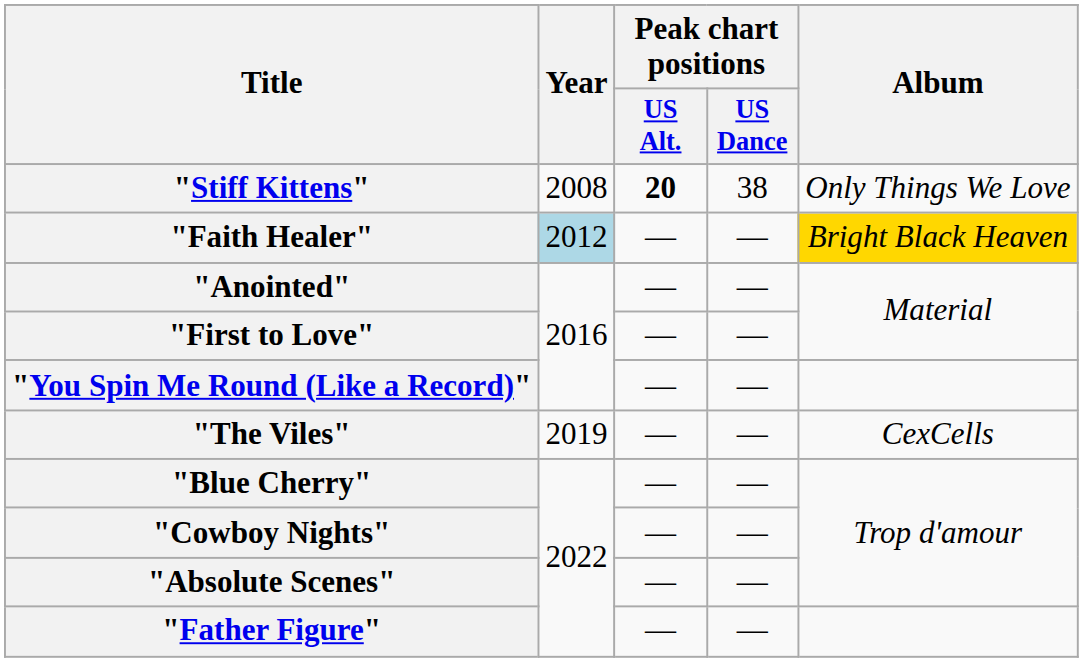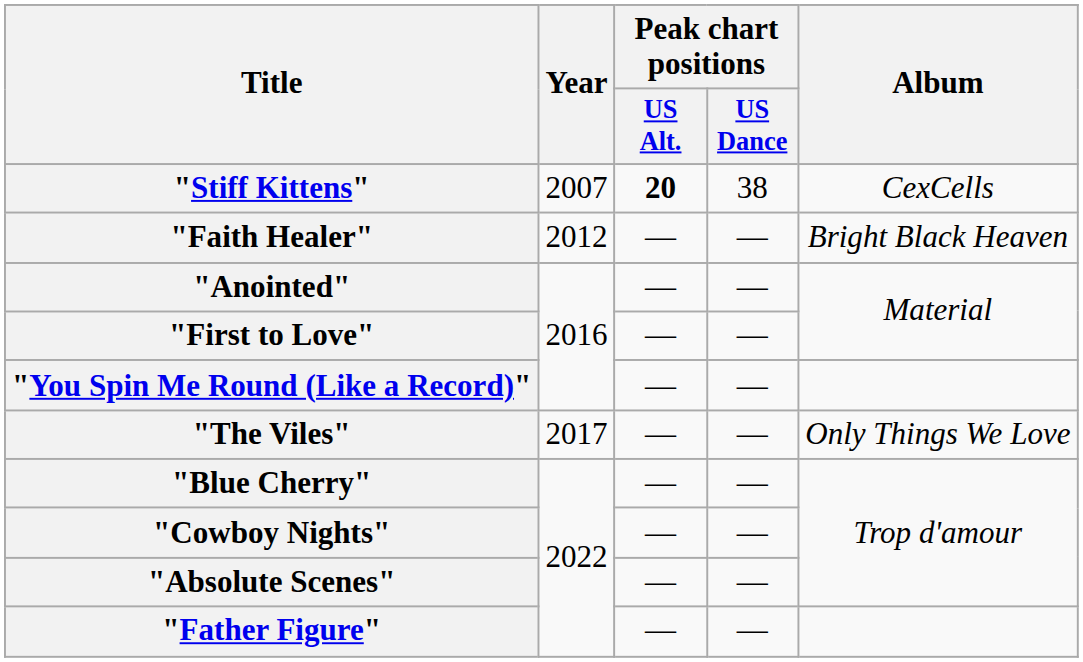(577, 187) 2008 -> (577, 187) 2007
(938, 187) Only Things We Love -> (938, 187) CexCells
(577, 237) lightblue background -> (577, 237) no background
(938, 237) gold background -> (938, 237) no background
(577, 433) 2019 -> (577, 433) 2017
(938, 433) CexCells -> (938, 433) Only Things We Love
